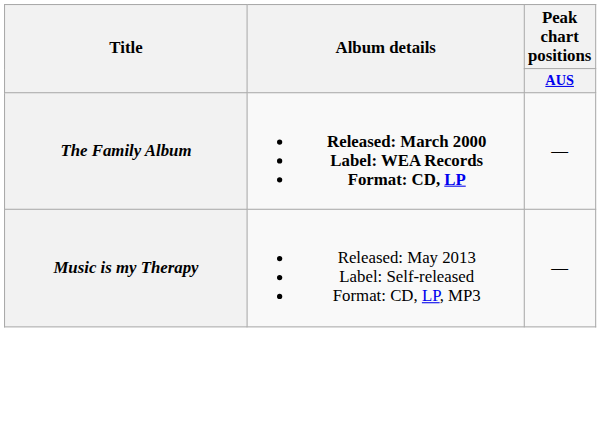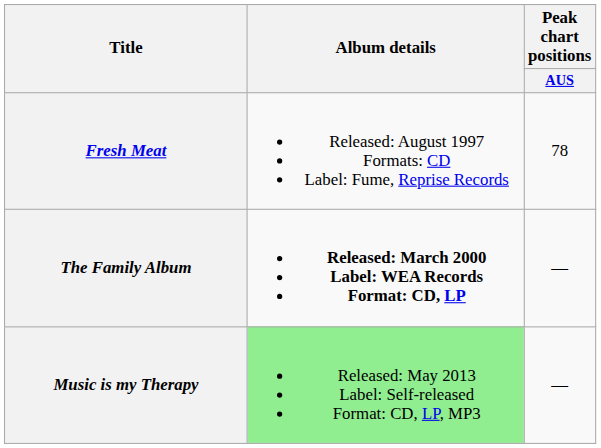+ row: (126, 150)
(386, 277) no background -> (386, 394) lightgreen background
